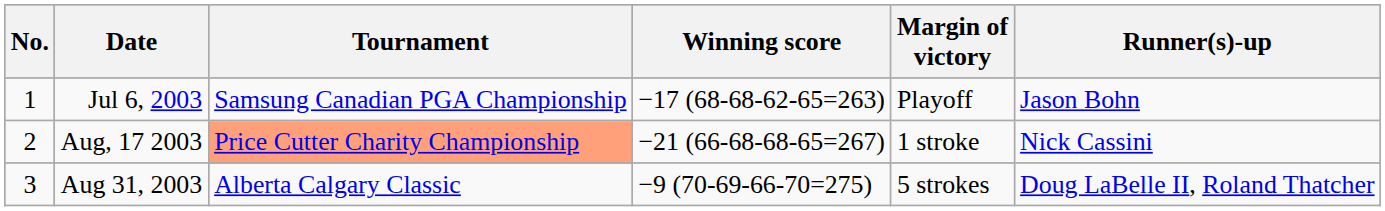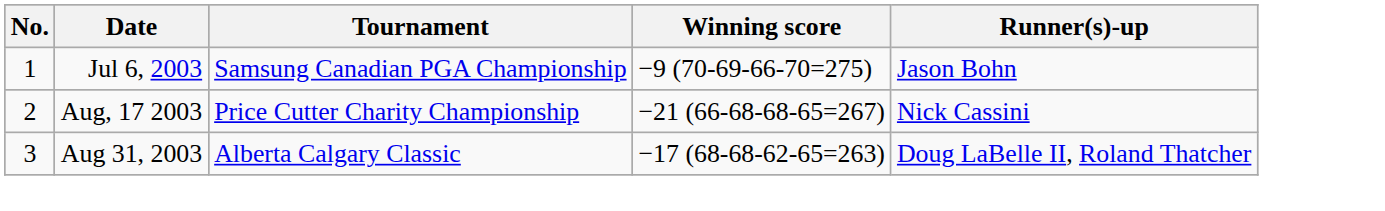- column: (953, 41)
(762, 99) −17 (68-68-62-65=263) -> (755, 68) −9 (70-69-66-70=275)
(397, 141) lightsalmon background -> (397, 111) no background
(755, 184) −9 (70-69-66-70=275) -> (762, 153) −17 (68-68-62-65=263)
